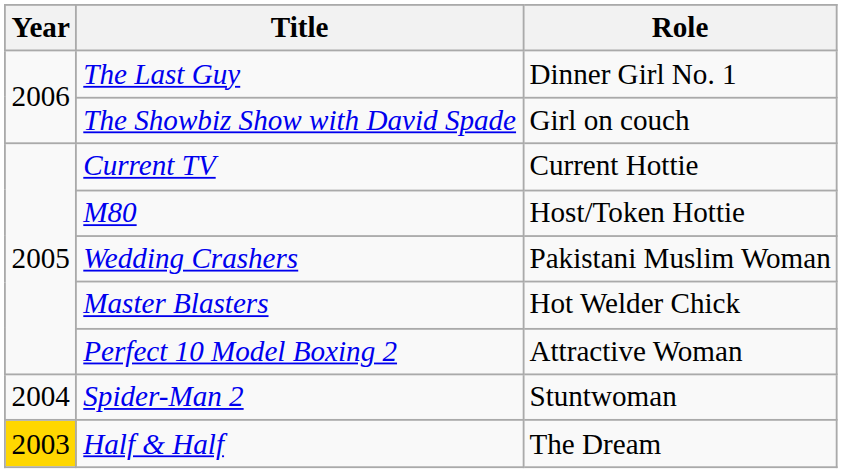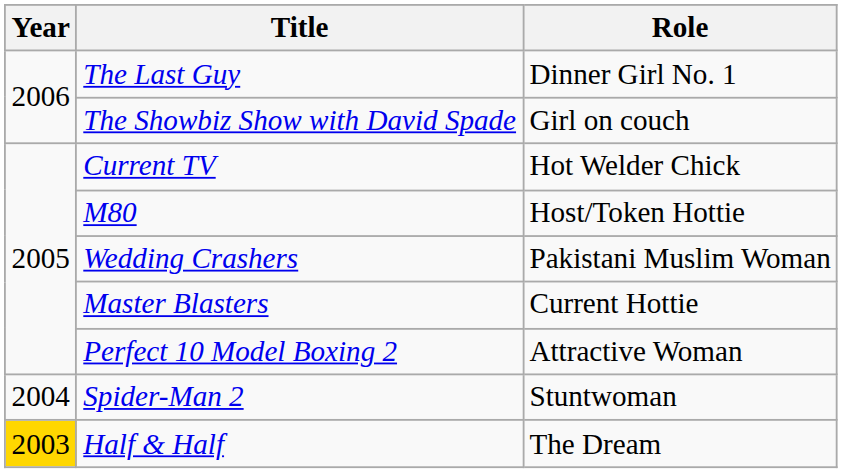(614, 166) Current Hottie -> (635, 166) Hot Welder Chick
(635, 304) Hot Welder Chick -> (614, 304) Current Hottie
